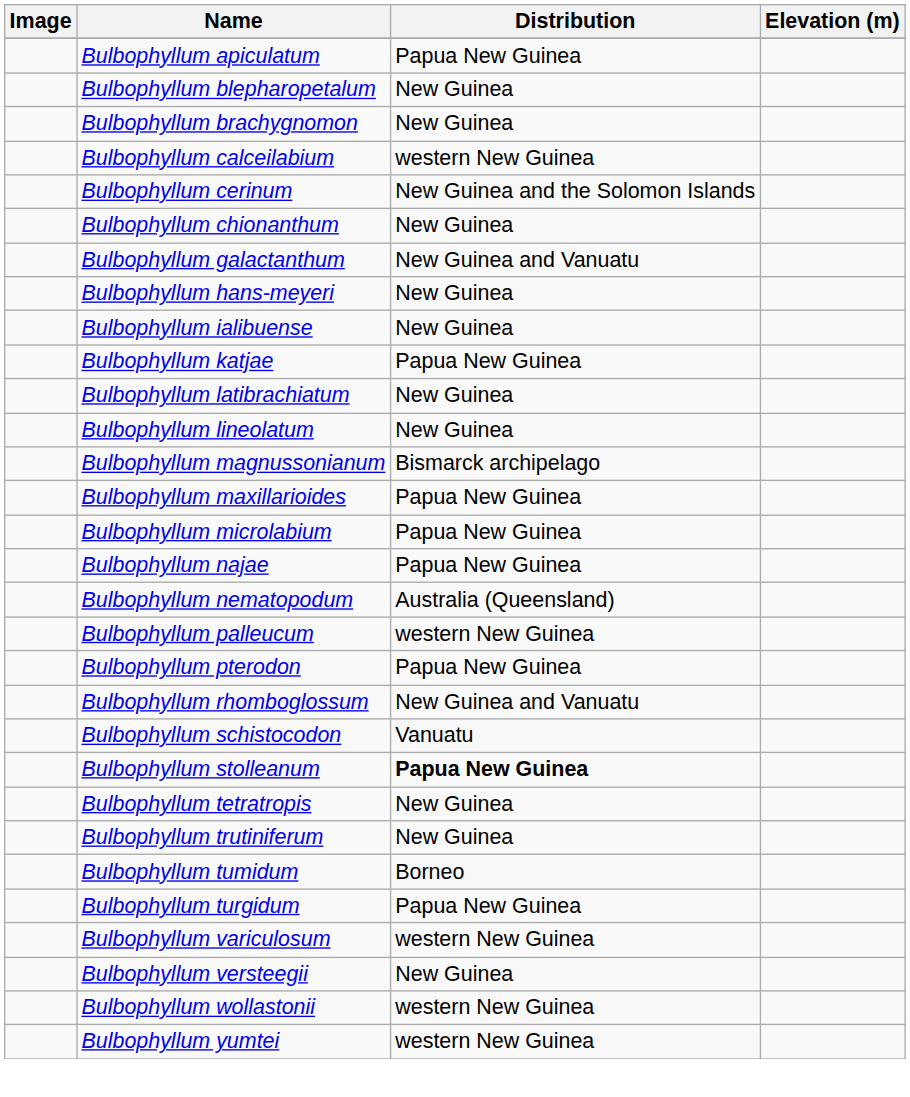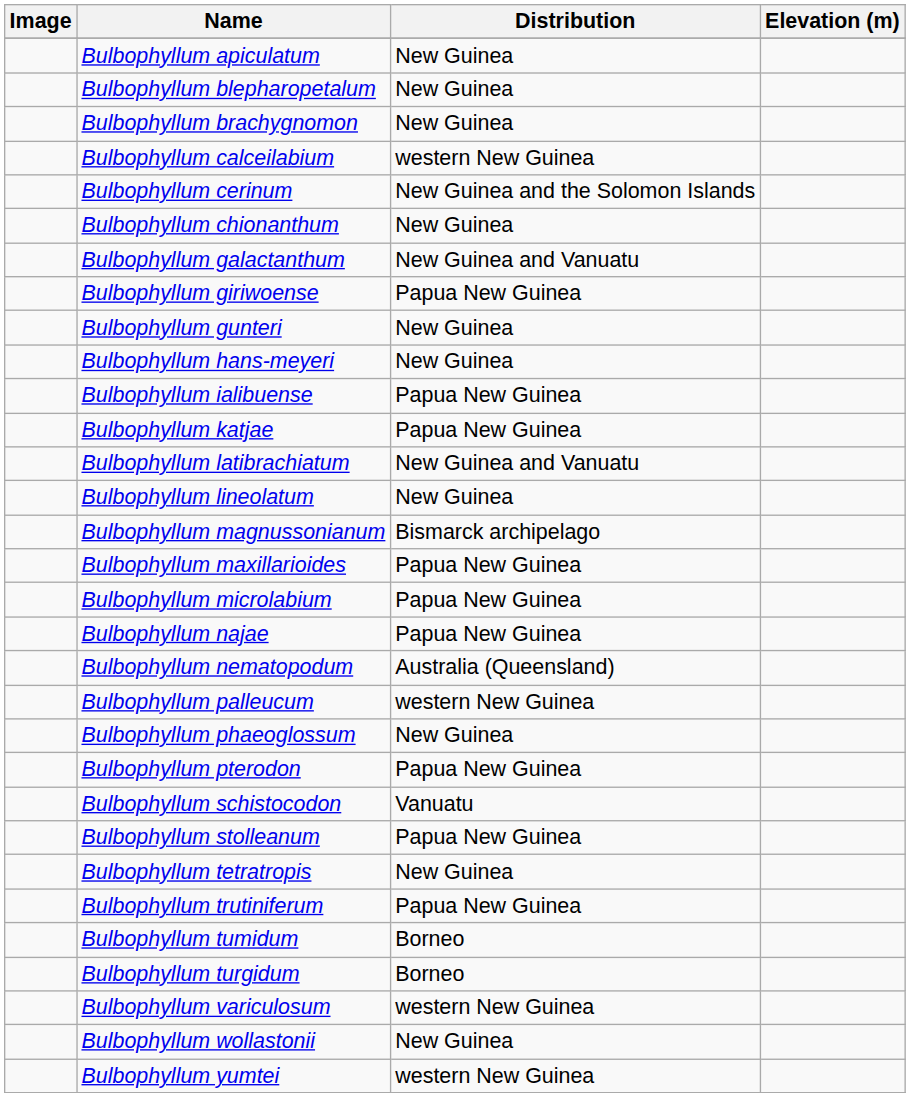(488, 55) Papua New Guinea -> (454, 55) New Guinea
+ row: (200, 293)
+ row: (182, 327)
(454, 327) New Guinea -> (488, 395) Papua New Guinea
(454, 395) New Guinea -> (517, 463) New Guinea and Vanuatu
+ row: (219, 735)
- row: (225, 701)
(492, 769) bold -> (488, 837) normal
(454, 837) New Guinea -> (488, 905) Papua New Guinea
(488, 905) Papua New Guinea -> (430, 973) Borneo
- row: (195, 973)
(495, 1007) western New Guinea -> (454, 1041) New Guinea
